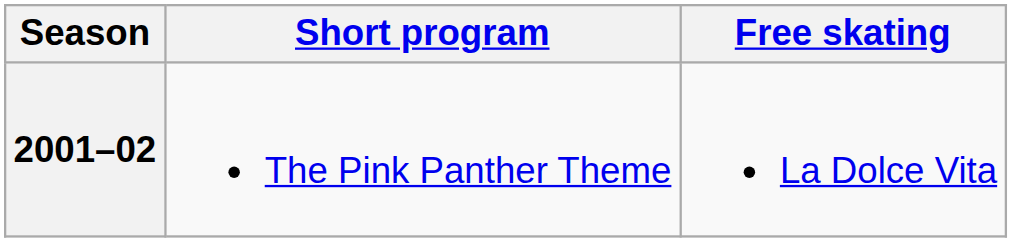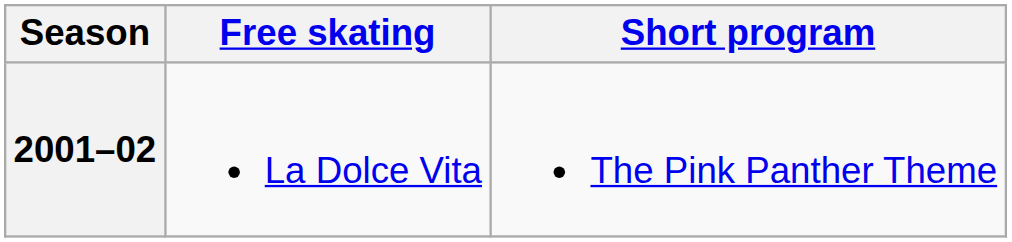columns swapped: (422, 33) <-> (843, 33)
